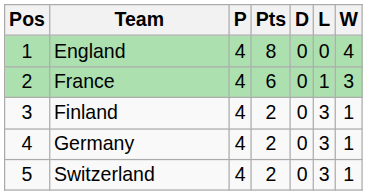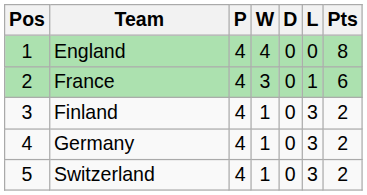columns swapped: (349, 19) <-> (271, 19)
